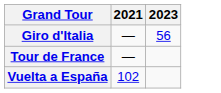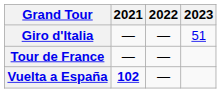+ column: (163, 14)
(163, 35) 56 -> (199, 35) 51
(128, 77) normal -> (128, 77) bold
